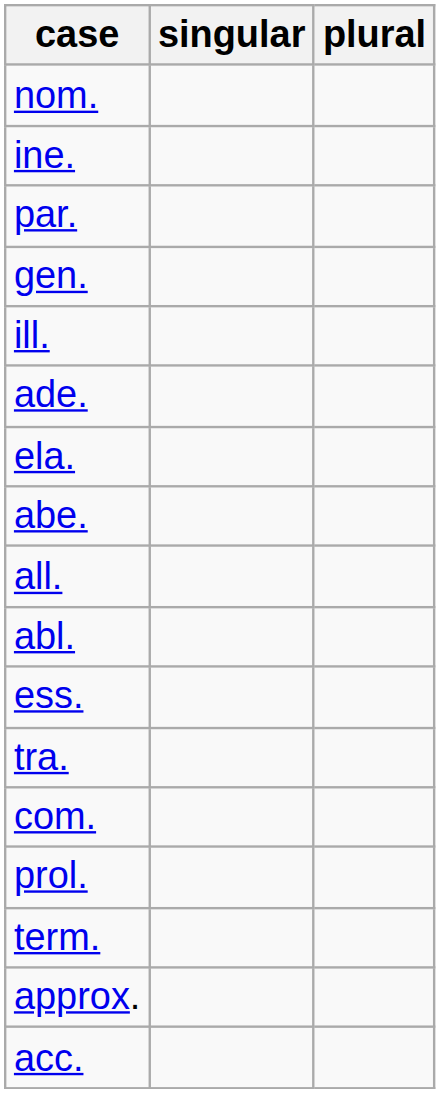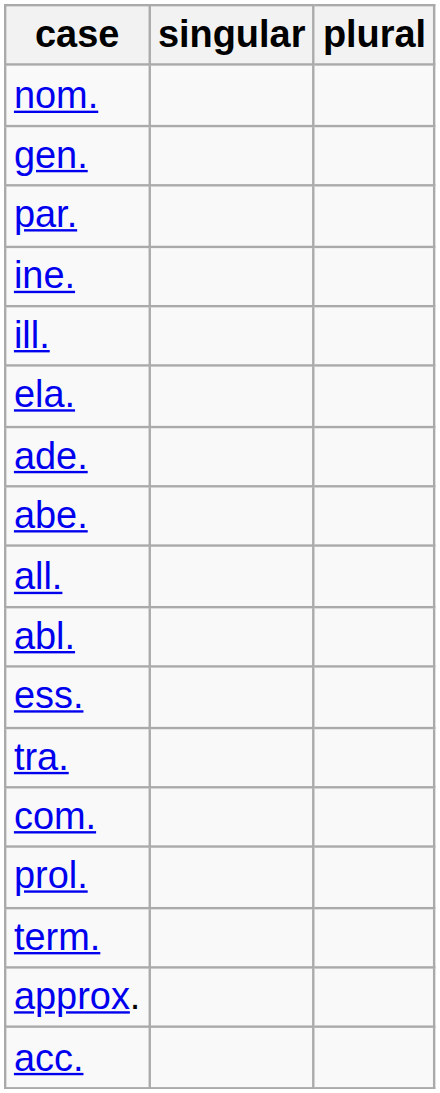rows swapped: (51, 275) <-> (44, 154)
rows swapped: (44, 455) <-> (51, 395)
